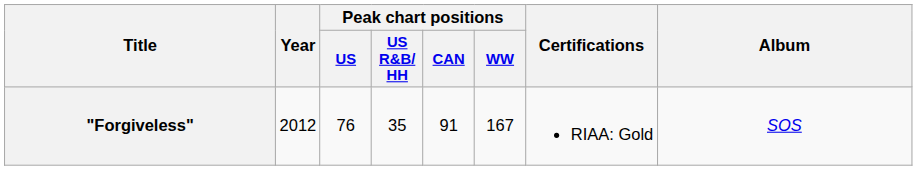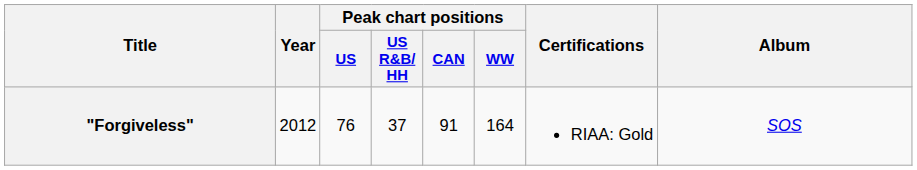(397, 125) 35 -> (397, 125) 37
(500, 125) 167 -> (500, 125) 164
